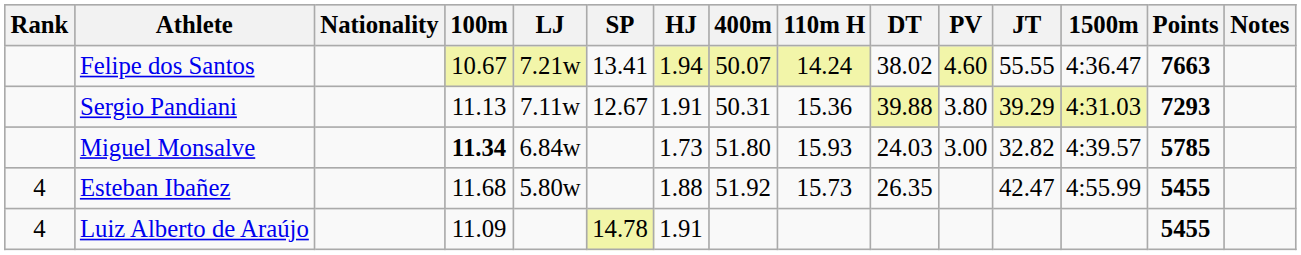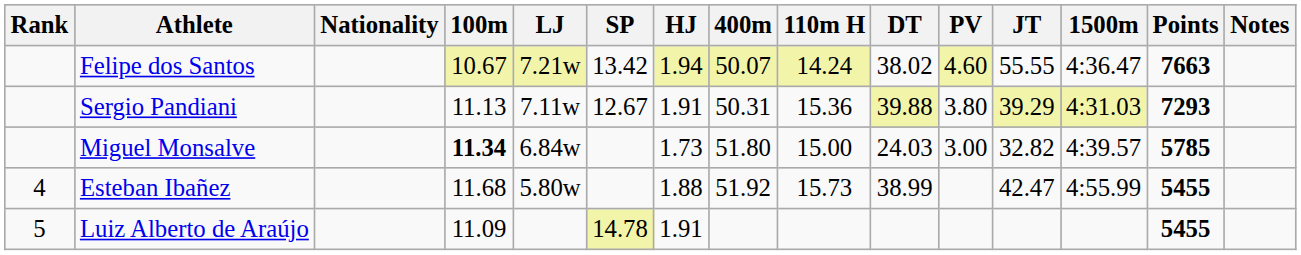(620, 65) 13.41 -> (620, 65) 13.42
(824, 147) 15.93 -> (824, 147) 15.00
(905, 188) 26.35 -> (905, 188) 38.99
(39, 229) 4 -> (39, 229) 5
